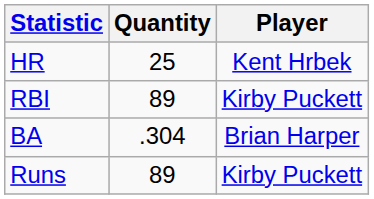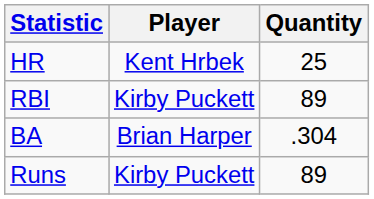columns swapped: (292, 23) <-> (162, 23)
